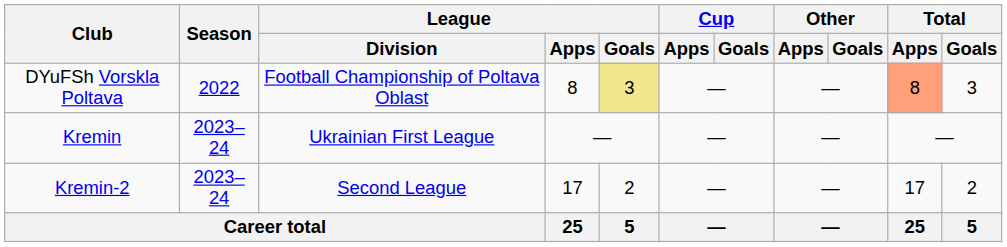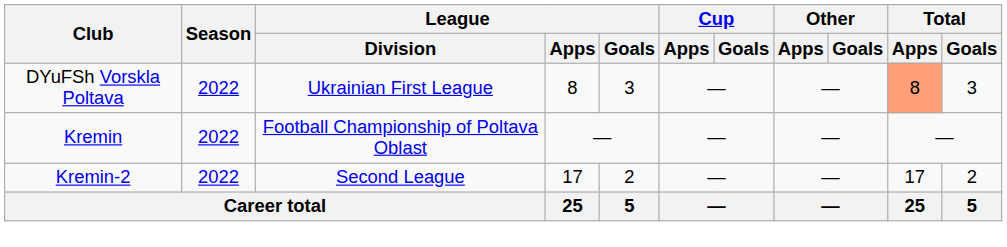(402, 87) Football Championship of Poltava Oblast -> (400, 87) Ukrainian First League
(629, 87) khaki background -> (629, 87) no background
(219, 137) 2023–24 -> (219, 137) 2022
(402, 137) Ukrainian First League -> (400, 137) Football Championship of Poltava Oblast
(219, 187) 2023–24 -> (219, 177) 2022
